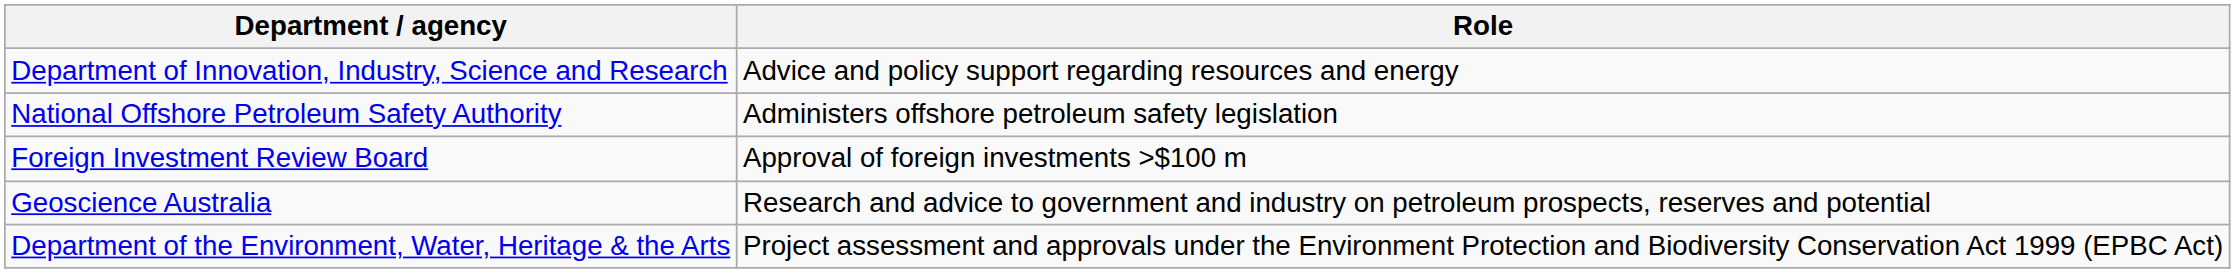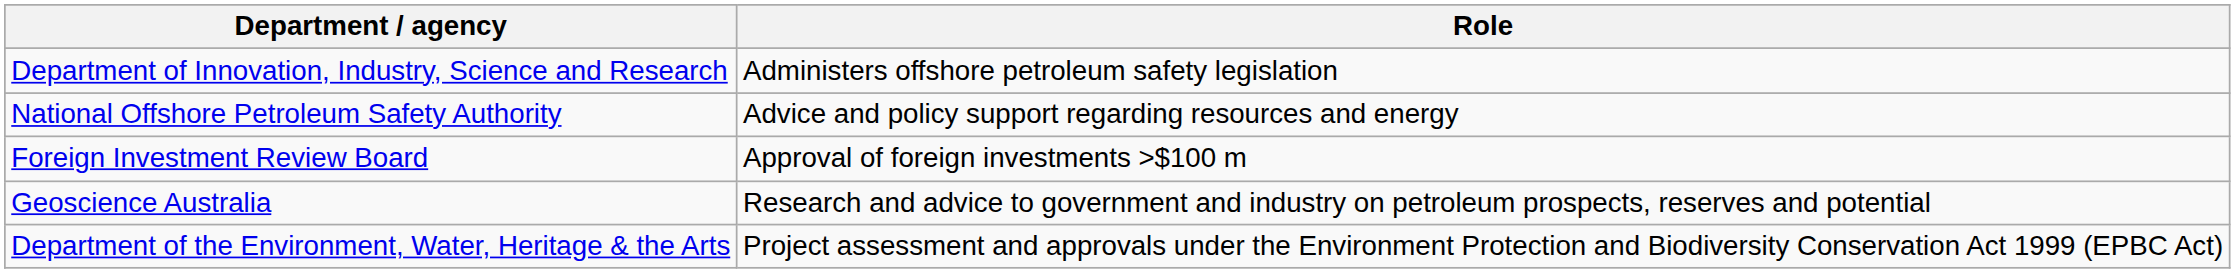(1101, 70) Advice and policy support regarding resources and energy -> (1040, 70) Administers offshore petroleum safety legislation
(1040, 114) Administers offshore petroleum safety legislation -> (1101, 114) Advice and policy support regarding resources and energy
